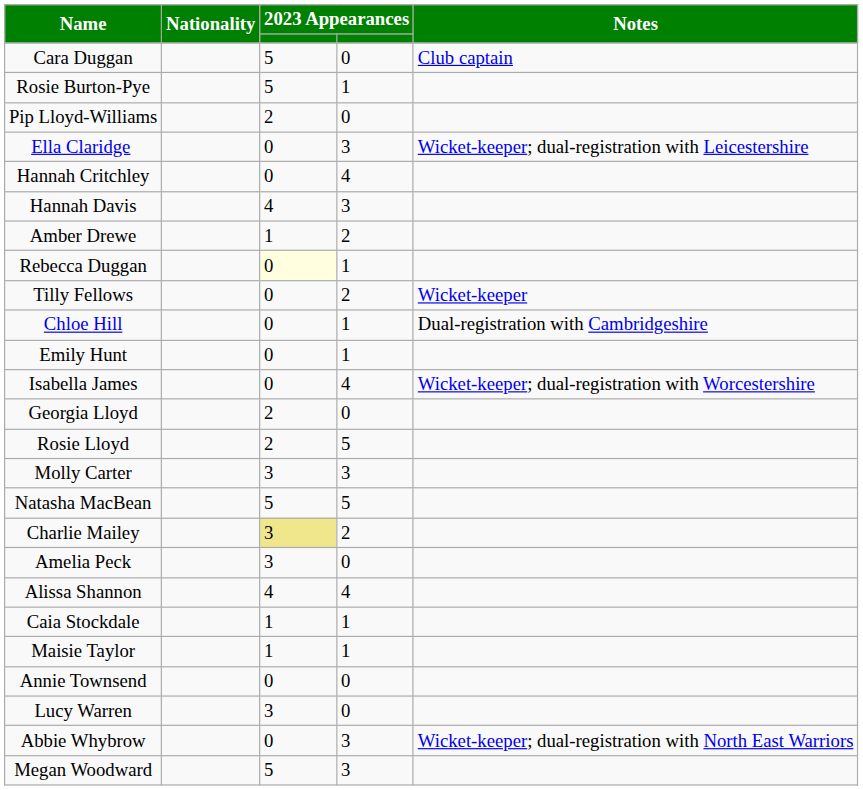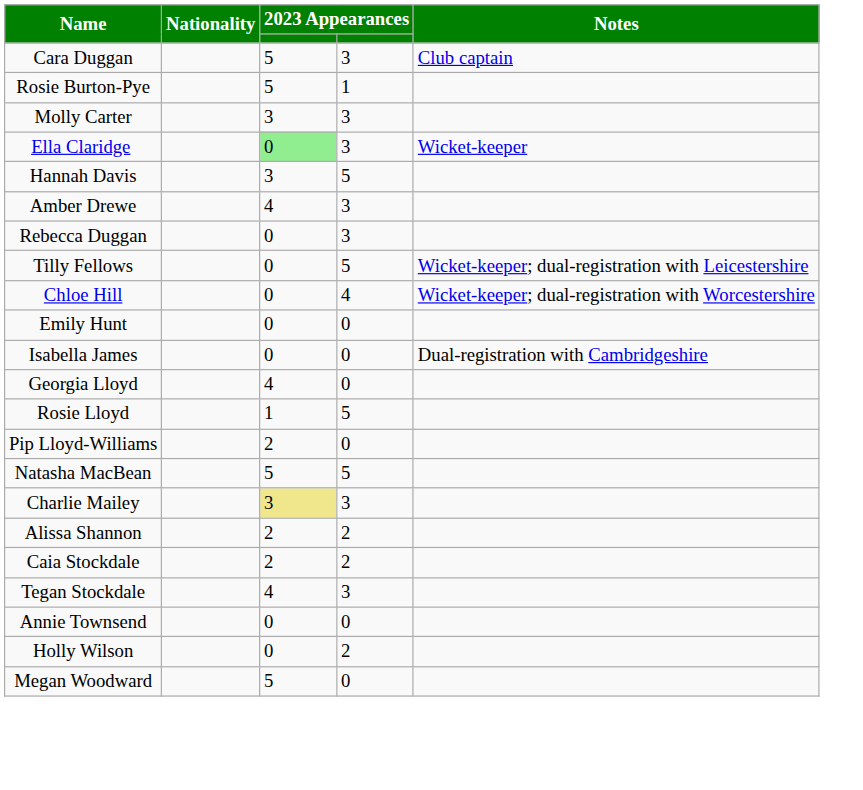(346, 57) 0 -> (346, 57) 3
rows swapped: (83, 473) <-> (83, 117)
(269, 146) no background -> (269, 146) lightgreen background
(613, 146) Wicket-keeper; dual-registration with Leicestershire -> (473, 146) Wicket-keeper
- row: (83, 176)
(269, 206) 4 -> (269, 176) 3
(346, 206) 3 -> (346, 176) 5
(269, 235) 1 -> (269, 206) 4
(346, 235) 2 -> (346, 206) 3
(269, 265) lightyellow background -> (269, 235) no background
(346, 265) 1 -> (346, 235) 3
(346, 295) 2 -> (346, 265) 5
(473, 295) Wicket-keeper -> (613, 265) Wicket-keeper; dual-registration with Leicestershire
(346, 324) 1 -> (346, 295) 4
(563, 324) Dual-registration with Cambridgeshire -> (616, 295) Wicket-keeper; dual-registration with Worcestershire
(346, 354) 1 -> (346, 324) 0
(346, 384) 4 -> (346, 354) 0
(616, 384) Wicket-keeper; dual-registration with Worcestershire -> (563, 354) Dual-registration with Cambridgeshire
(269, 413) 2 -> (269, 384) 4
(269, 443) 2 -> (269, 413) 1
(346, 532) 2 -> (346, 502) 3
- row: (83, 562)
(269, 592) 4 -> (269, 532) 2
(346, 592) 4 -> (346, 532) 2
(269, 621) 1 -> (269, 562) 2
(346, 621) 1 -> (346, 562) 2
+ row: (83, 592)
- row: (83, 651)
- row: (83, 710)
- row: (83, 740)
+ row: (83, 651)
(346, 770) 3 -> (346, 681) 0
